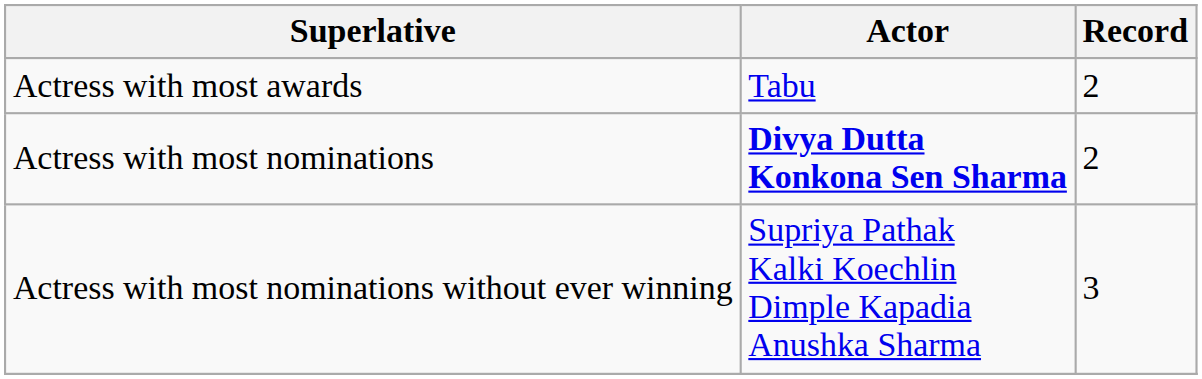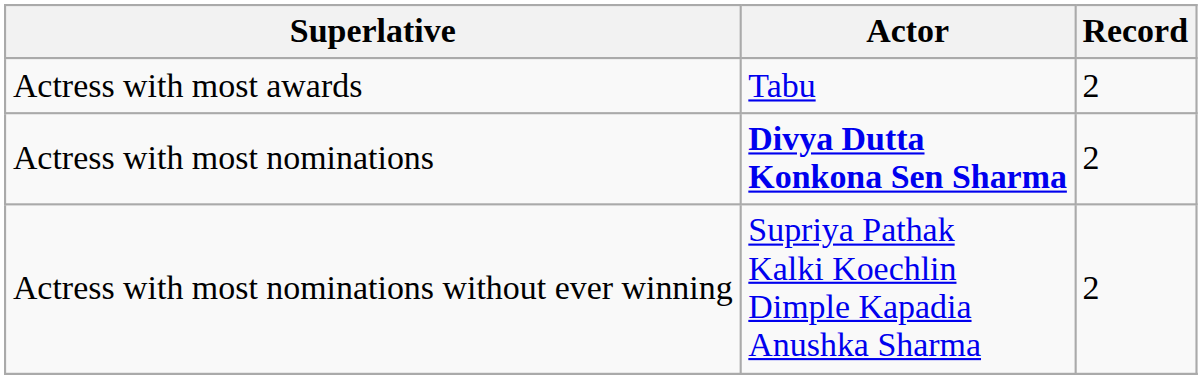(1091, 288) 3 -> (1091, 288) 2
